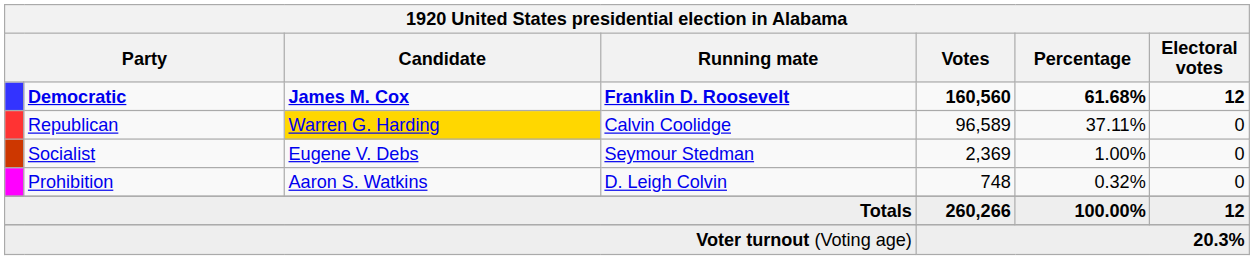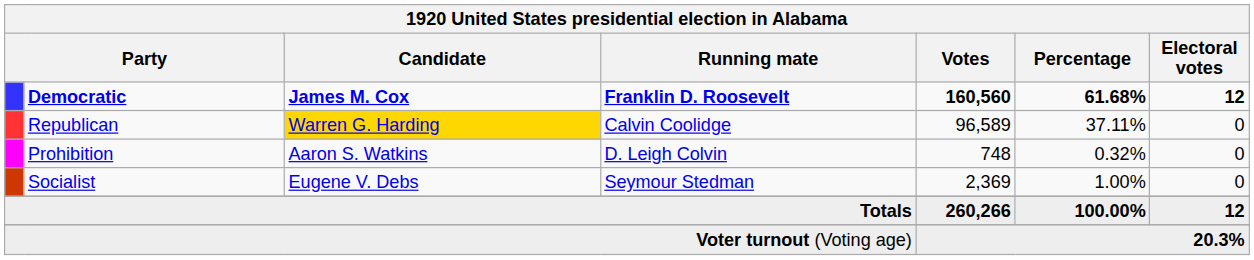rows swapped: (62, 154) <-> (71, 183)
